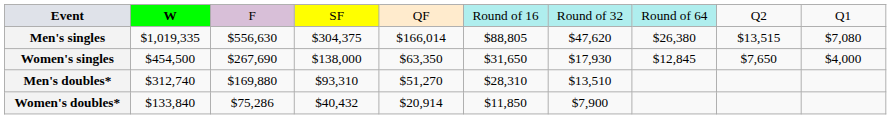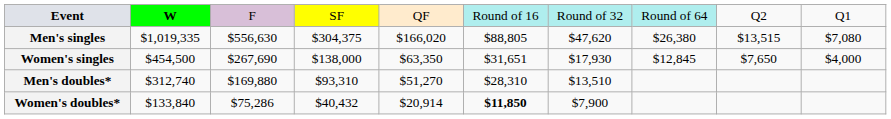(421, 37) $166,014 -> (421, 37) $166,020
(506, 59) $31,650 -> (506, 59) $31,651
(506, 103) normal -> (506, 103) bold
